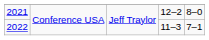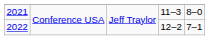(171, 12) 12–2 -> (171, 12) 11–3
(171, 27) 11–3 -> (171, 27) 12–2
